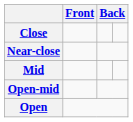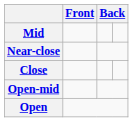rows swapped: (34, 32) <-> (34, 70)
